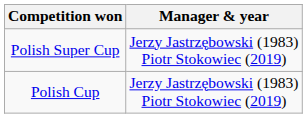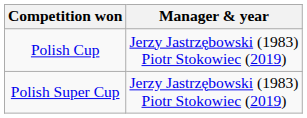rows swapped: (65, 92) <-> (65, 50)
